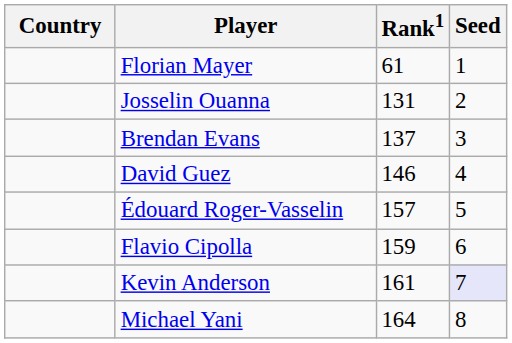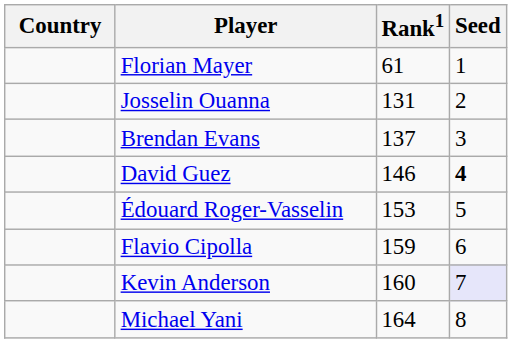(461, 173) normal -> (461, 173) bold
(399, 210) 157 -> (399, 210) 153
(399, 282) 161 -> (399, 282) 160
